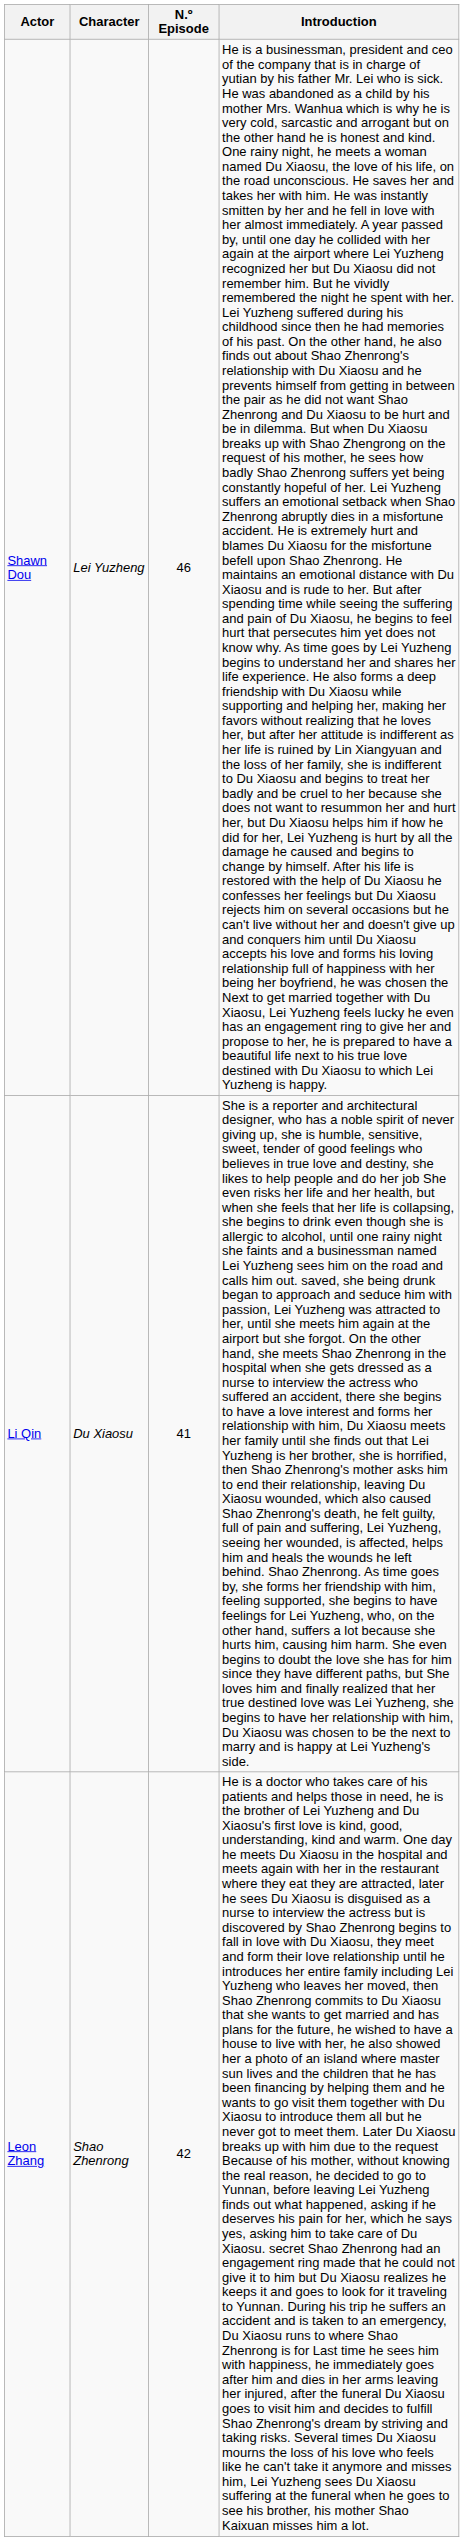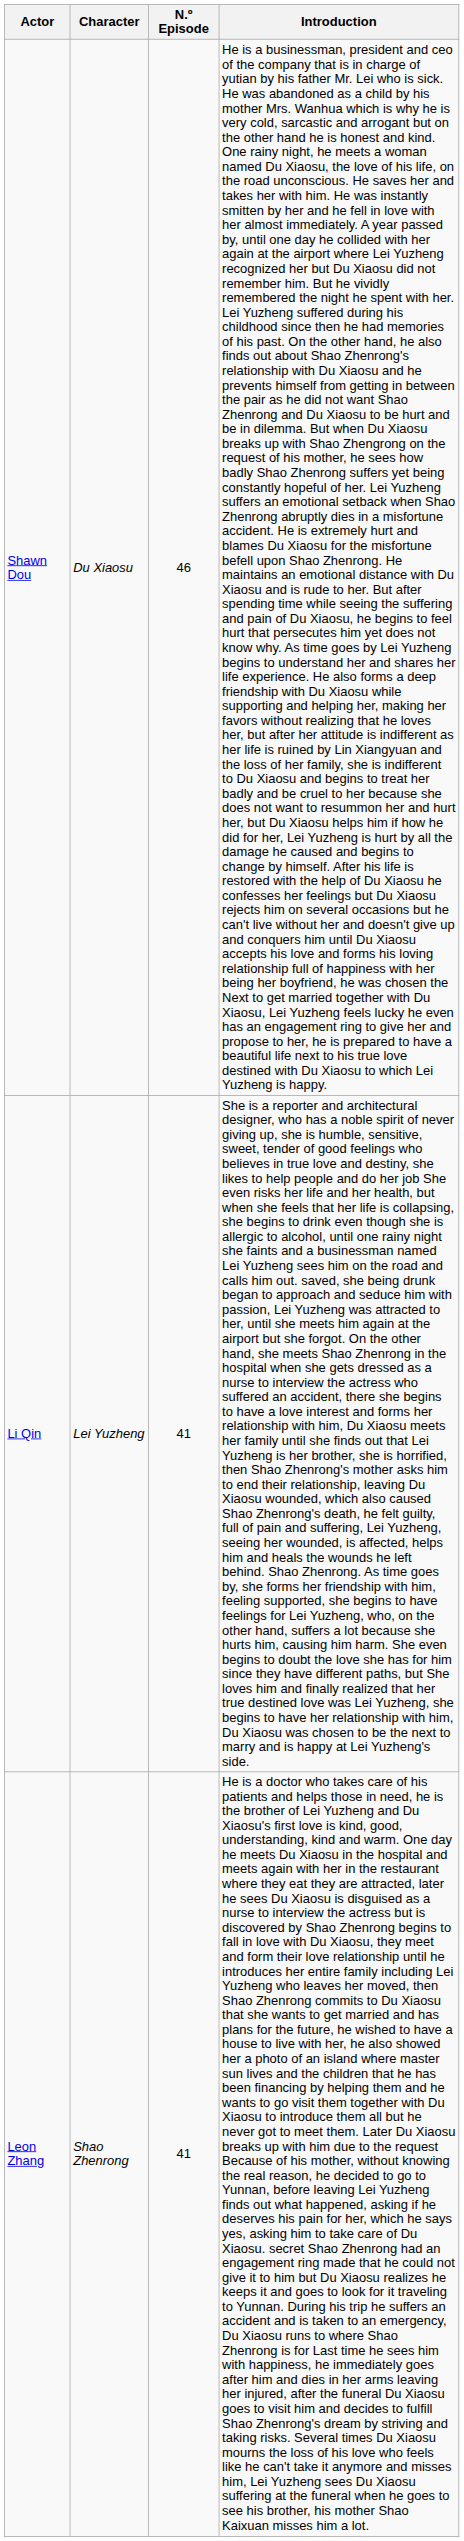(109, 567) Lei Yuzheng -> (103, 567) Du Xiaosu
(103, 1433) Du Xiaosu -> (109, 1433) Lei Yuzheng
(184, 2154) 42 -> (184, 2154) 41
